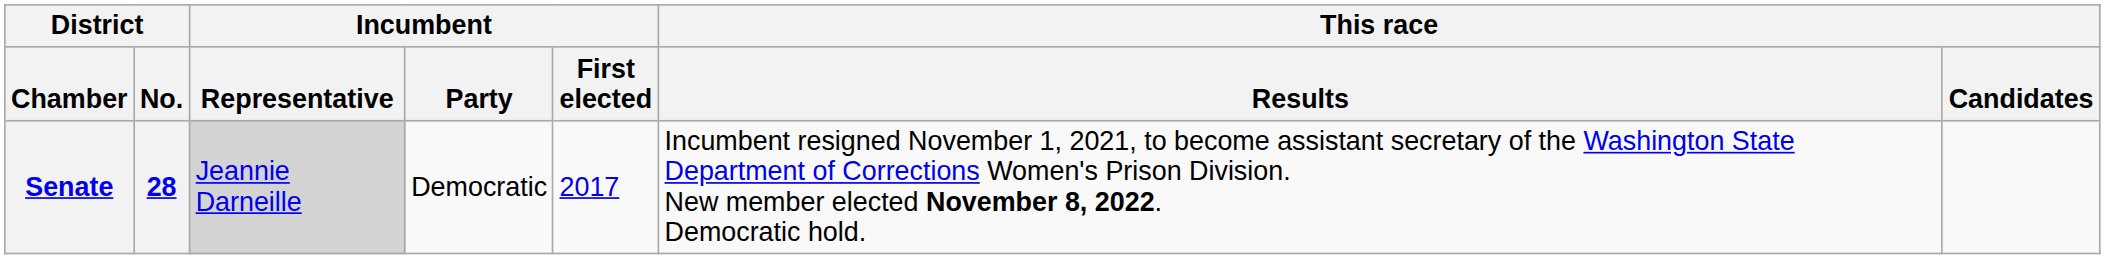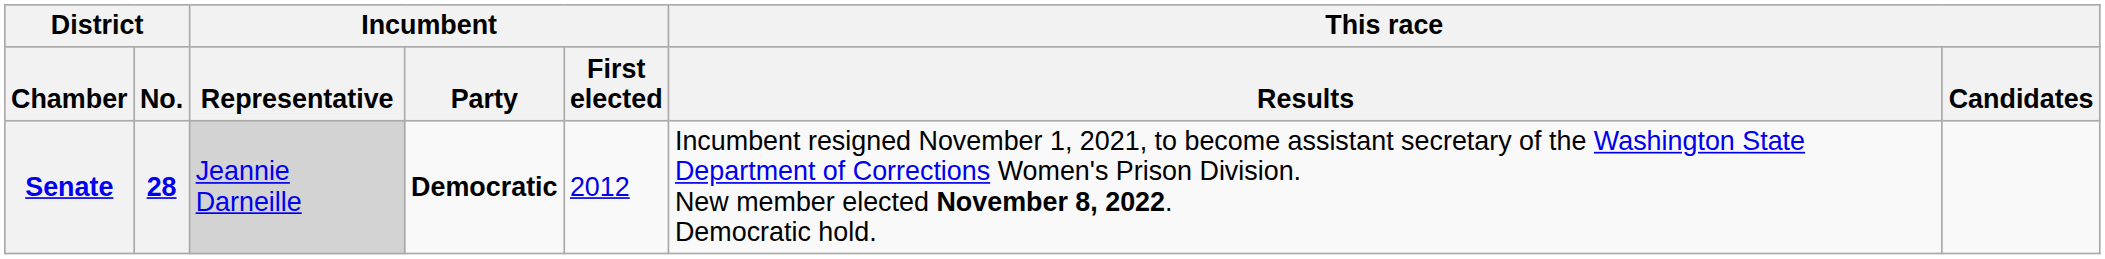(479, 186) normal -> (484, 186) bold
(589, 186) 2017 -> (600, 186) 2012
